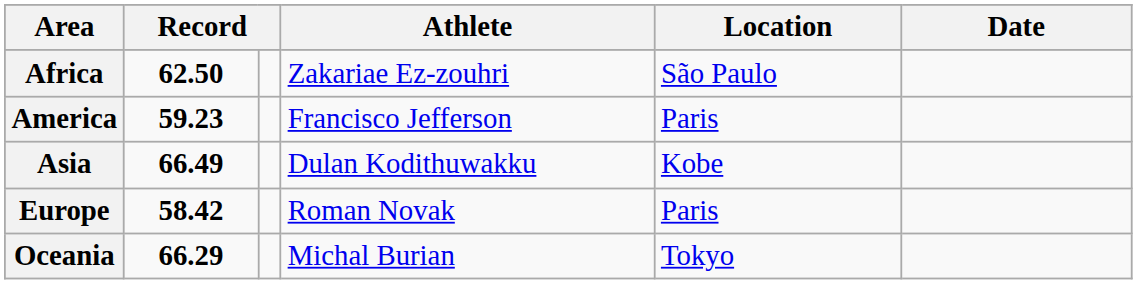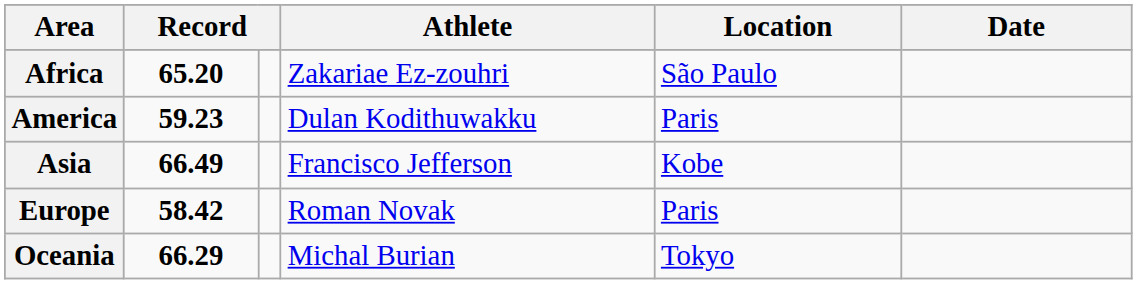(191, 73) 62.50 -> (191, 73) 65.20
(400, 118) Francisco Jefferson -> (412, 118) Dulan Kodithuwakku
(412, 164) Dulan Kodithuwakku -> (400, 164) Francisco Jefferson
